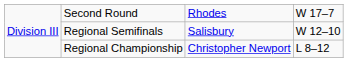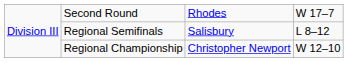(318, 31) W 12–10 -> (313, 31) L 8–12
(313, 48) L 8–12 -> (318, 48) W 12–10
